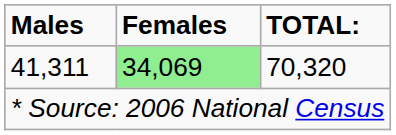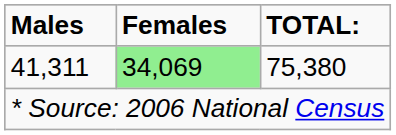(306, 66) 70,320 -> (306, 66) 75,380
